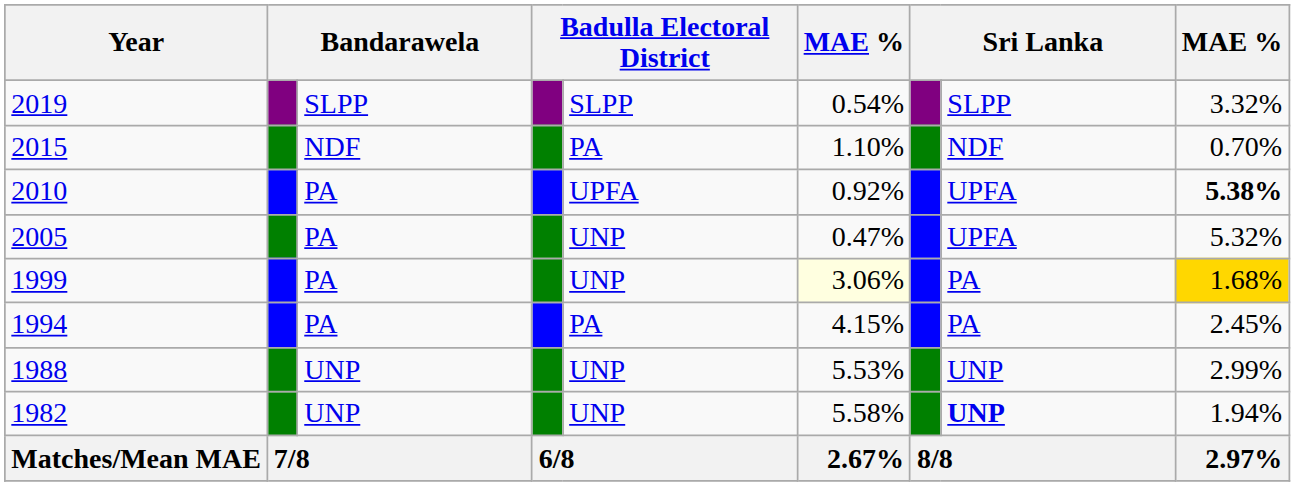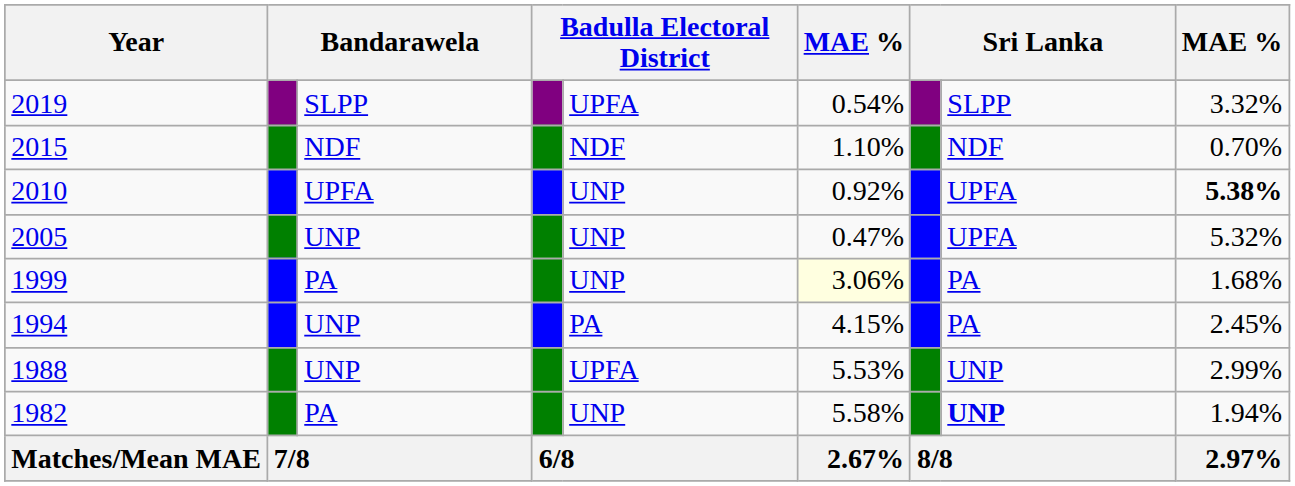(601, 102) SLPP -> (604, 102) UPFA
(586, 147) PA -> (597, 147) NDF
(321, 191) PA -> (339, 191) UPFA
(604, 191) UPFA -> (597, 191) UNP
(321, 235) PA -> (332, 235) UNP
(1246, 280) gold background -> (1246, 280) no background
(321, 324) PA -> (332, 324) UNP
(597, 369) UNP -> (604, 369) UPFA
(332, 413) UNP -> (321, 413) PA
